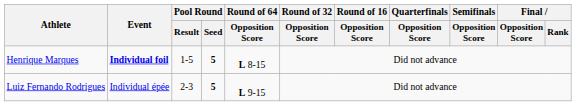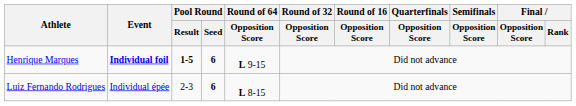(187, 60) normal -> (187, 60) bold
(213, 60) 5 -> (213, 60) 6
(252, 65) L 8-15 -> (252, 65) L 9-15
(213, 87) 5 -> (213, 87) 6
(252, 93) L 9-15 -> (252, 93) L 8-15
